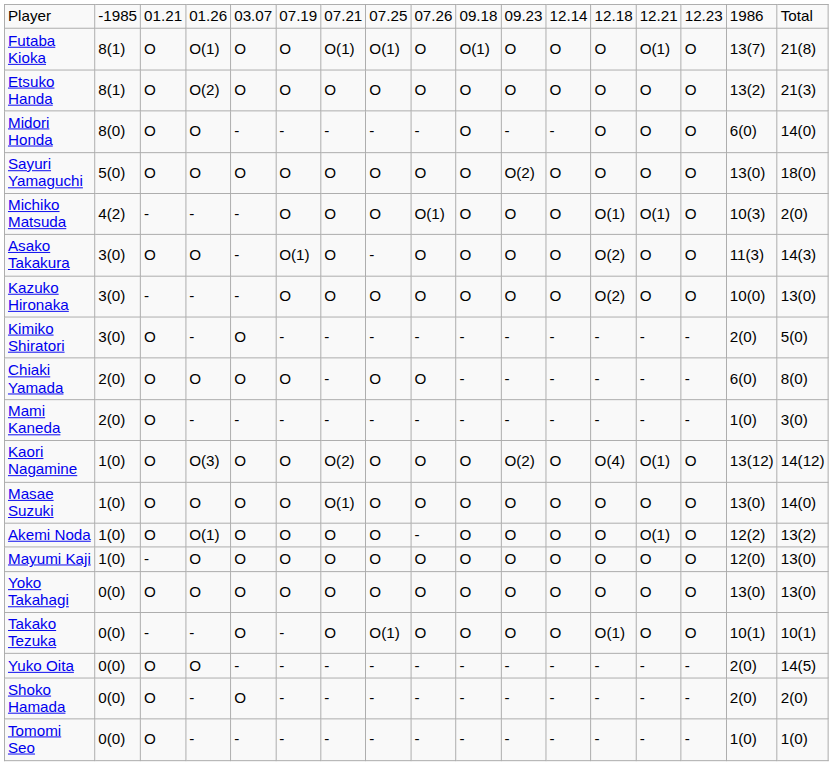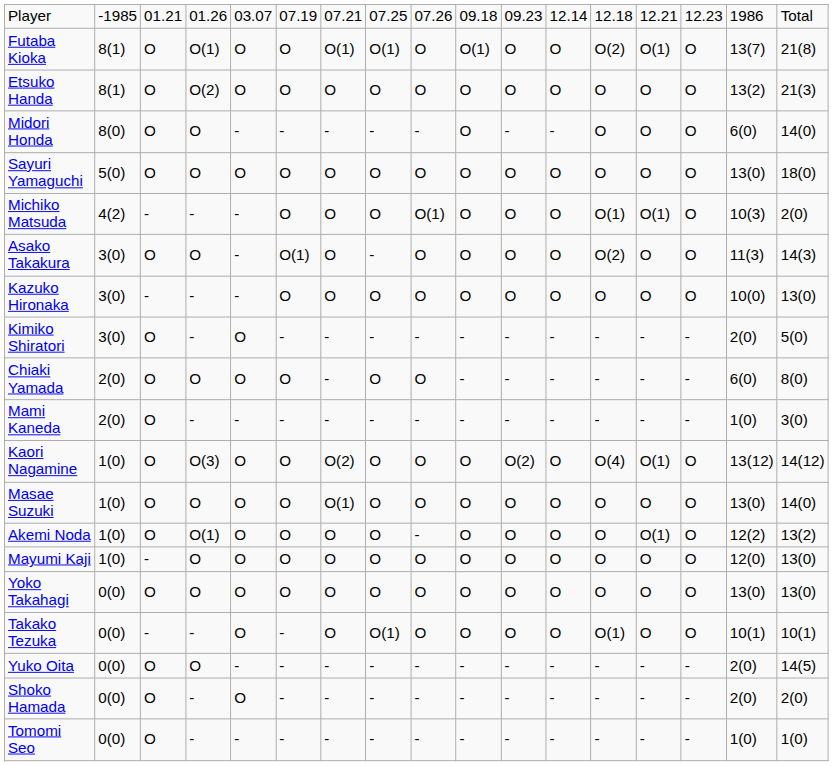(601, 49) O -> (610, 49) O(2)
(520, 172) O(2) -> (510, 172) O
(610, 296) O(2) -> (601, 296) O
